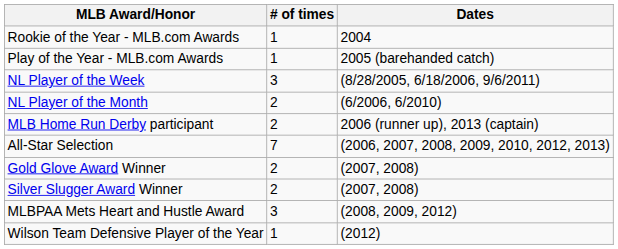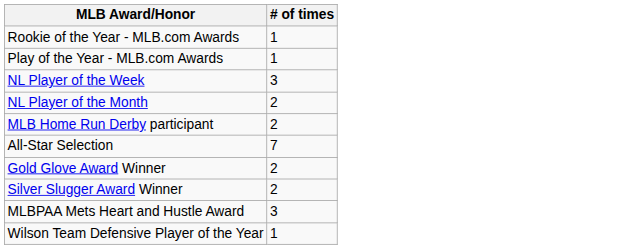- column: (475, 15)
